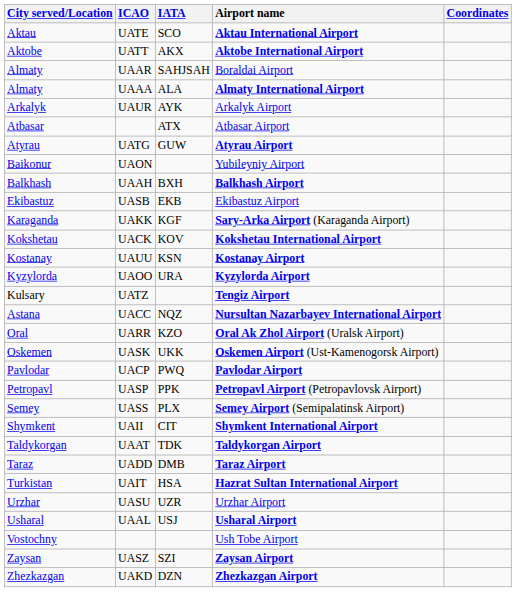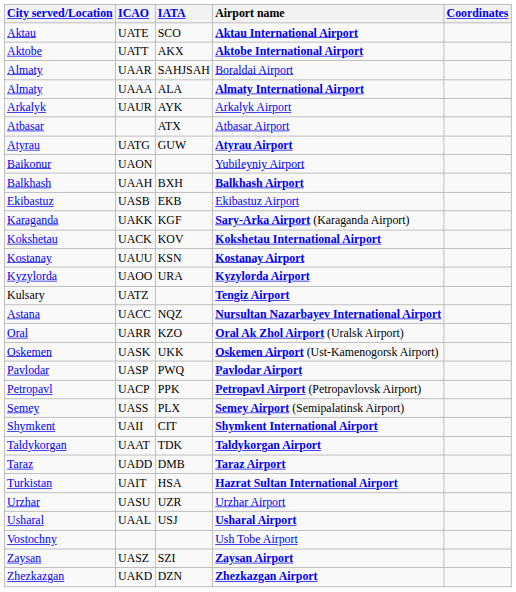(134, 370) UACP -> (133, 370) UASP
(133, 389) UASP -> (134, 389) UACP
